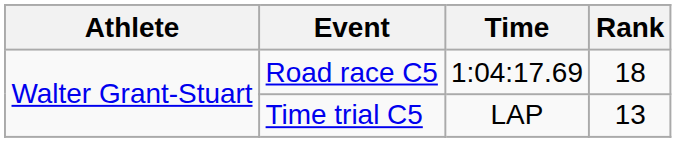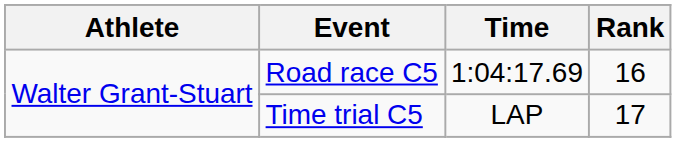(630, 72) 18 -> (630, 72) 16
(630, 116) 13 -> (630, 116) 17
